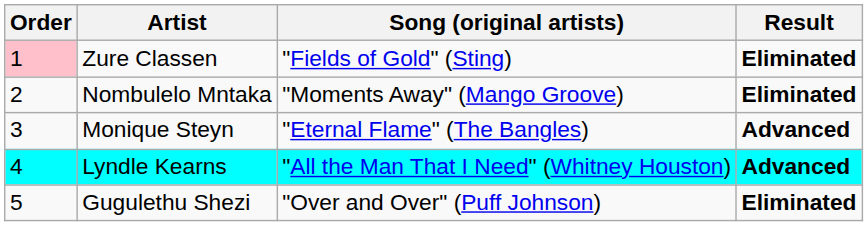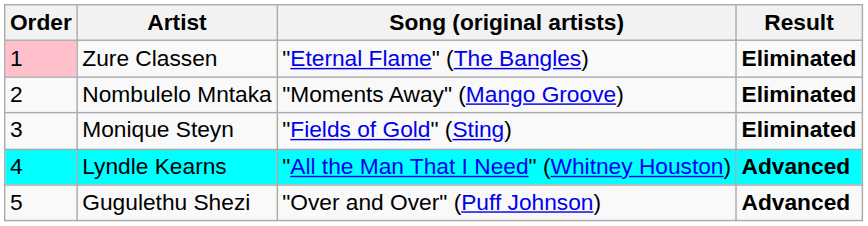(397, 58) "Fields of Gold" (Sting) -> (436, 58) "Eternal Flame" (The Bangles)
(436, 130) "Eternal Flame" (The Bangles) -> (397, 130) "Fields of Gold" (Sting)
(796, 130) Advanced -> (799, 130) Eliminated
(799, 202) Eliminated -> (796, 202) Advanced
